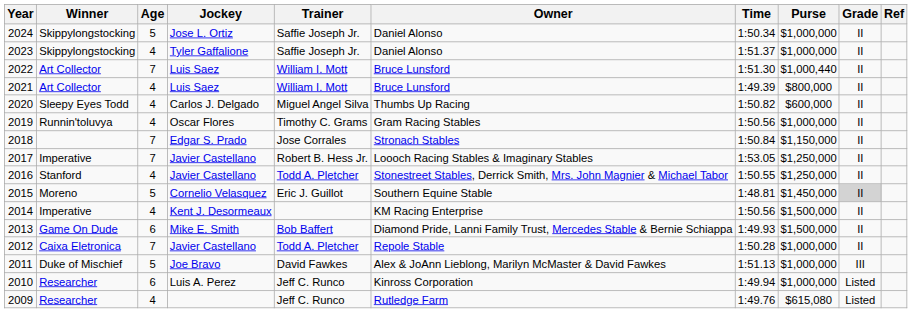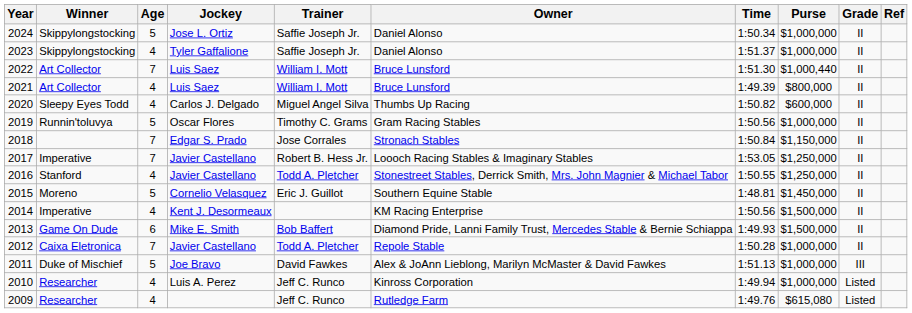(153, 122) 4 -> (153, 122) 5
(860, 193) lightgrey background -> (860, 193) no background
(153, 281) 6 -> (153, 281) 4
